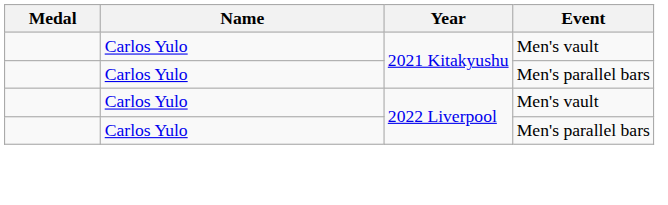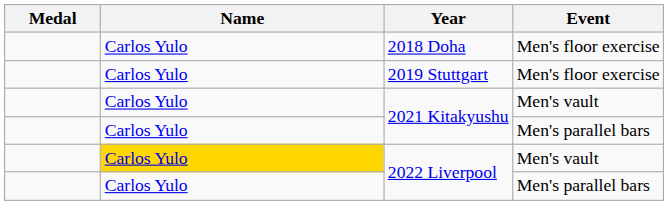+ row: (427, 46)
+ row: (438, 74)
(146, 102) no background -> (146, 158) gold background
